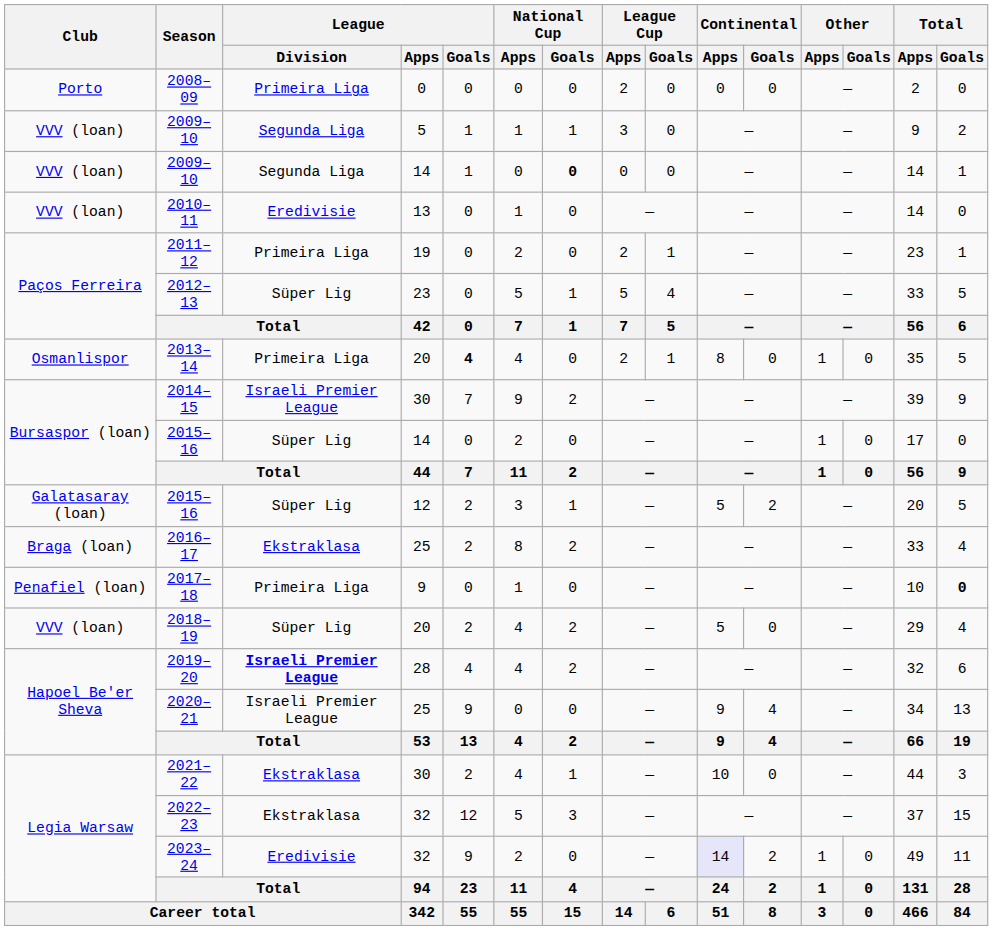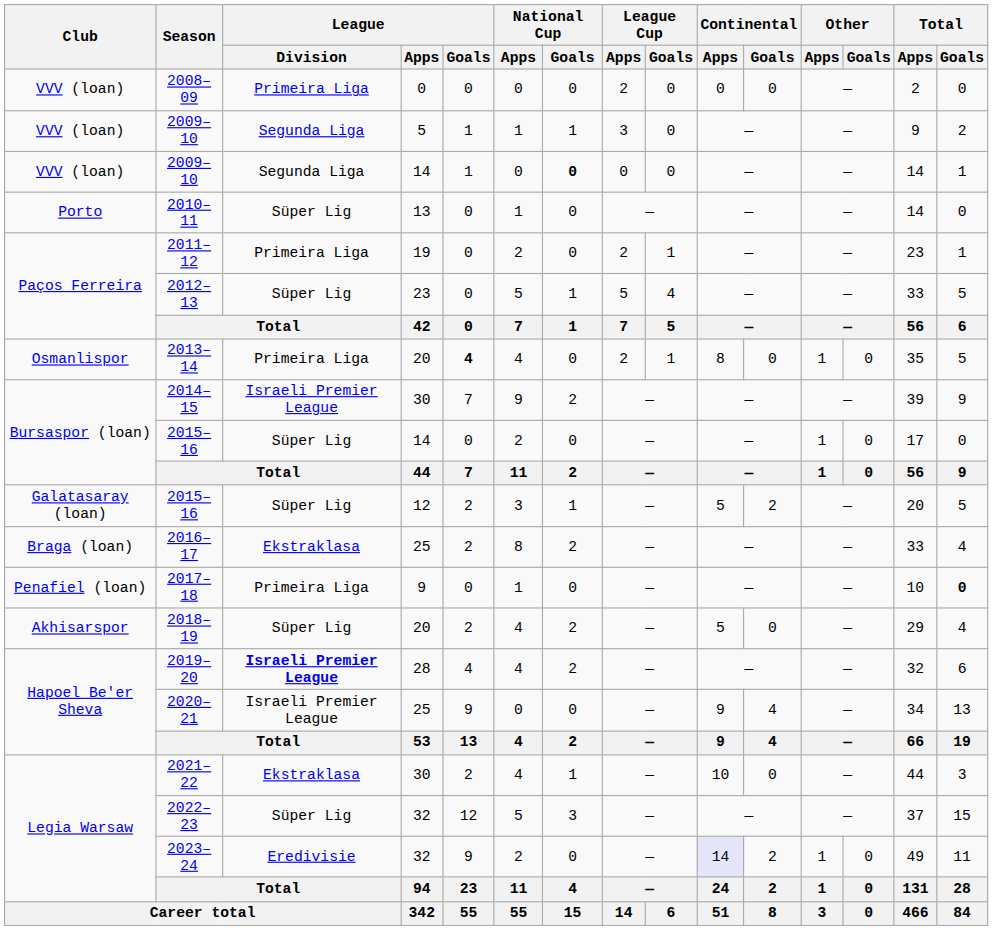(80, 90) Porto -> (80, 90) VVV (loan)
(80, 213) VVV (loan) -> (80, 213) Porto
(312, 213) Eredivisie -> (312, 213) Süper Lig
(80, 628) VVV (loan) -> (80, 628) Akhisarspor
(312, 816) Ekstraklasa -> (312, 816) Süper Lig
